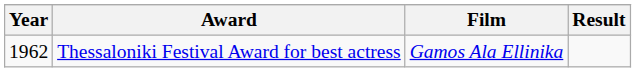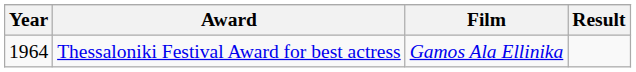(29, 50) 1962 -> (29, 50) 1964
